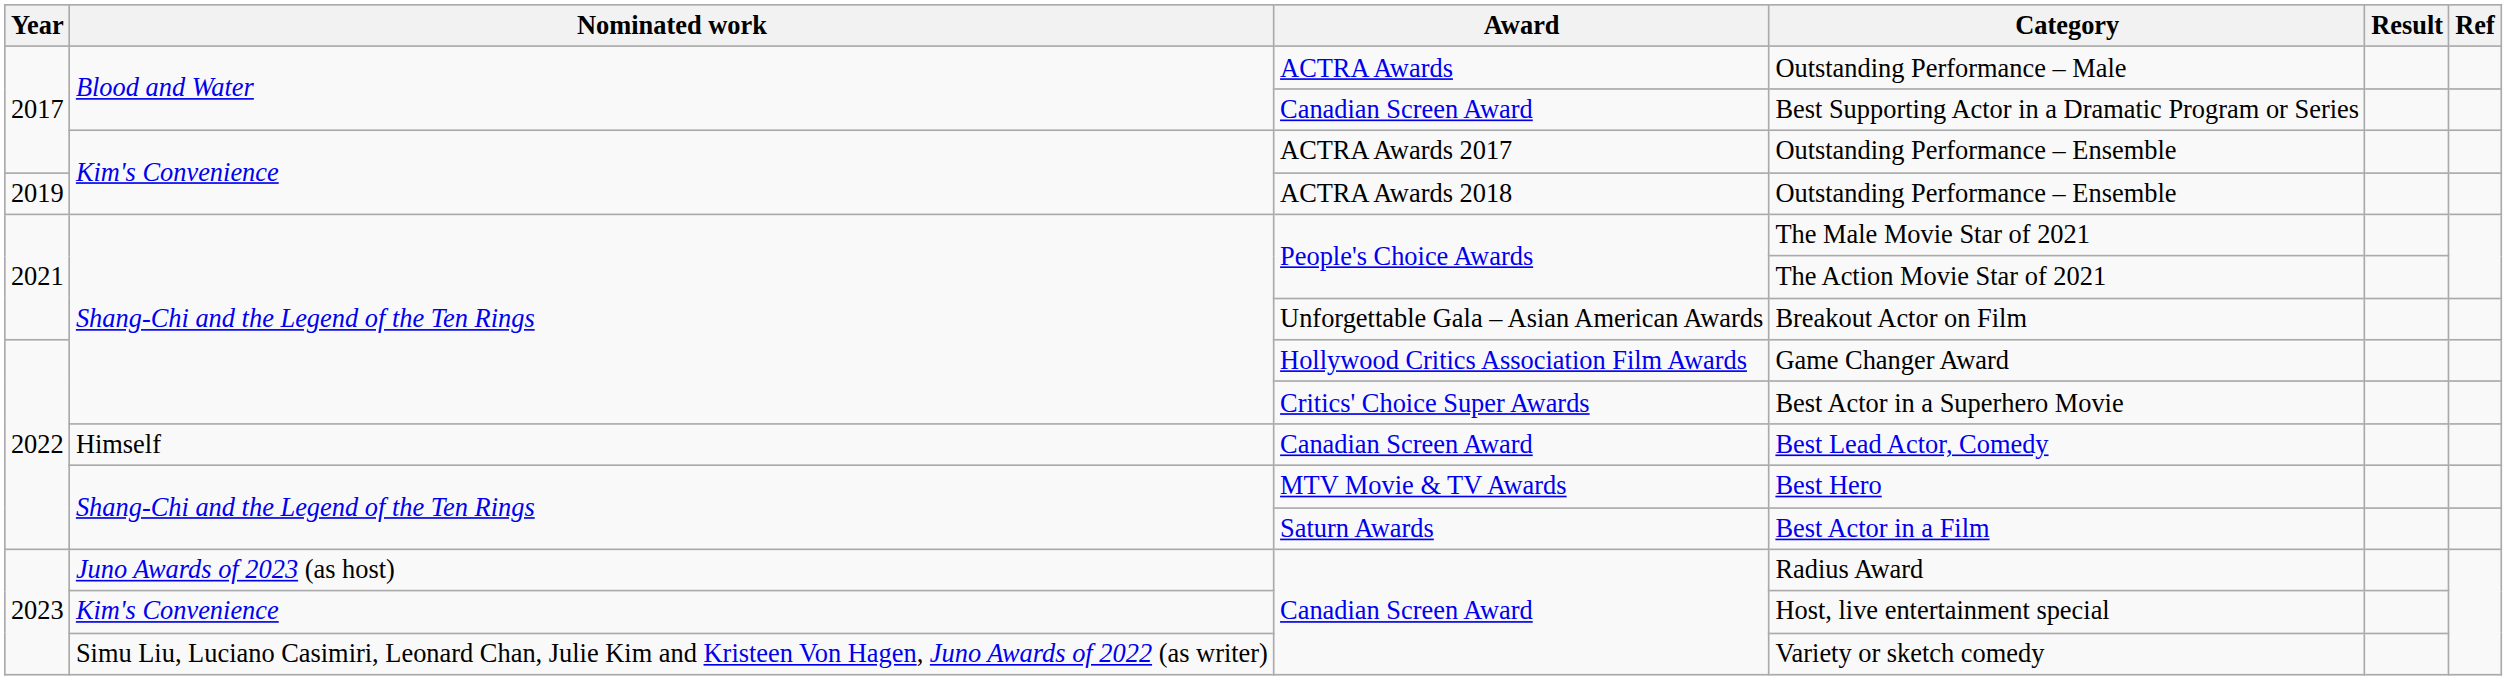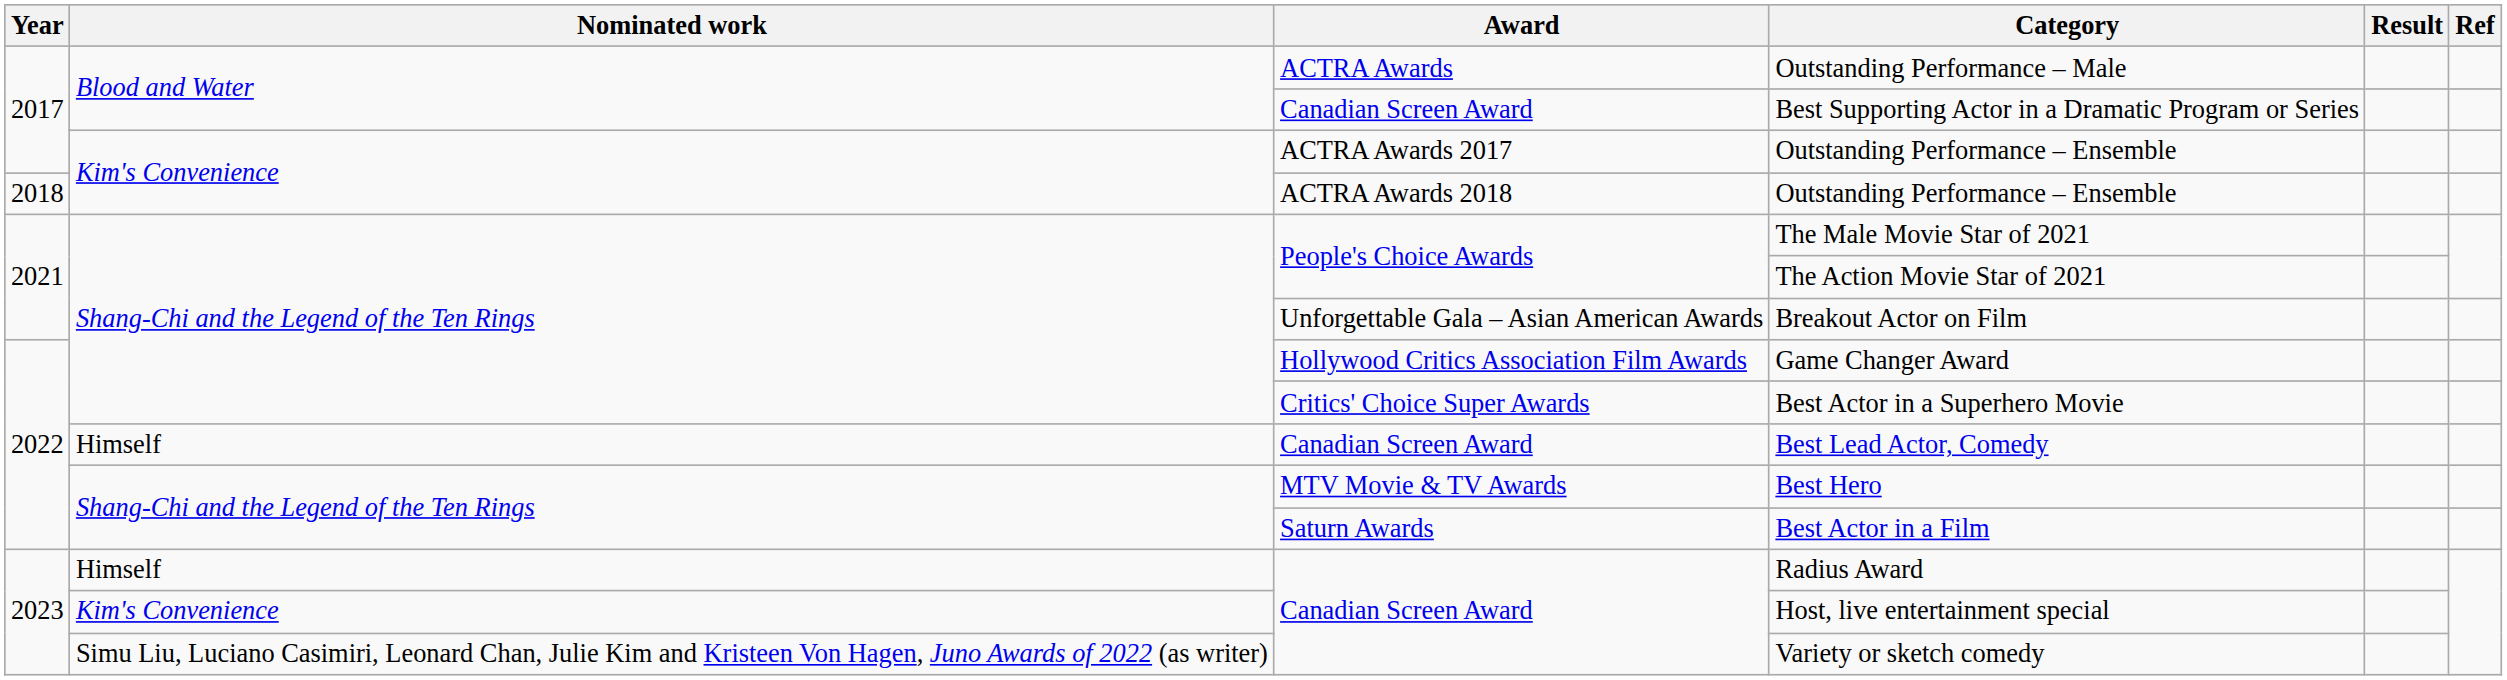(37, 192) 2019 -> (37, 192) 2018
(235, 569) Juno Awards of 2023 (as host) -> (118, 569) Himself
